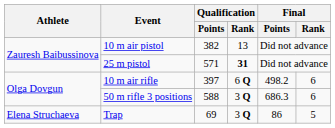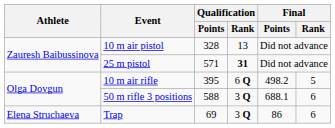(211, 46) 382 -> (211, 46) 328
(211, 80) 397 -> (211, 80) 395
(313, 80) 6 -> (313, 80) 5
(277, 98) 686.3 -> (277, 98) 688.1
(313, 115) 5 -> (313, 115) 6
